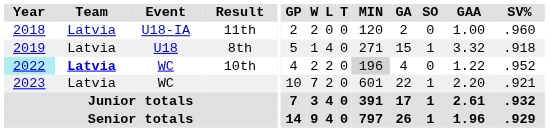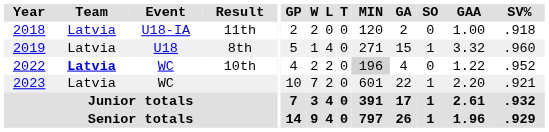(519, 31) .960 -> (519, 31) .918
(519, 48) .918 -> (519, 48) .960
(29, 66) paleturquoise background -> (29, 66) no background
